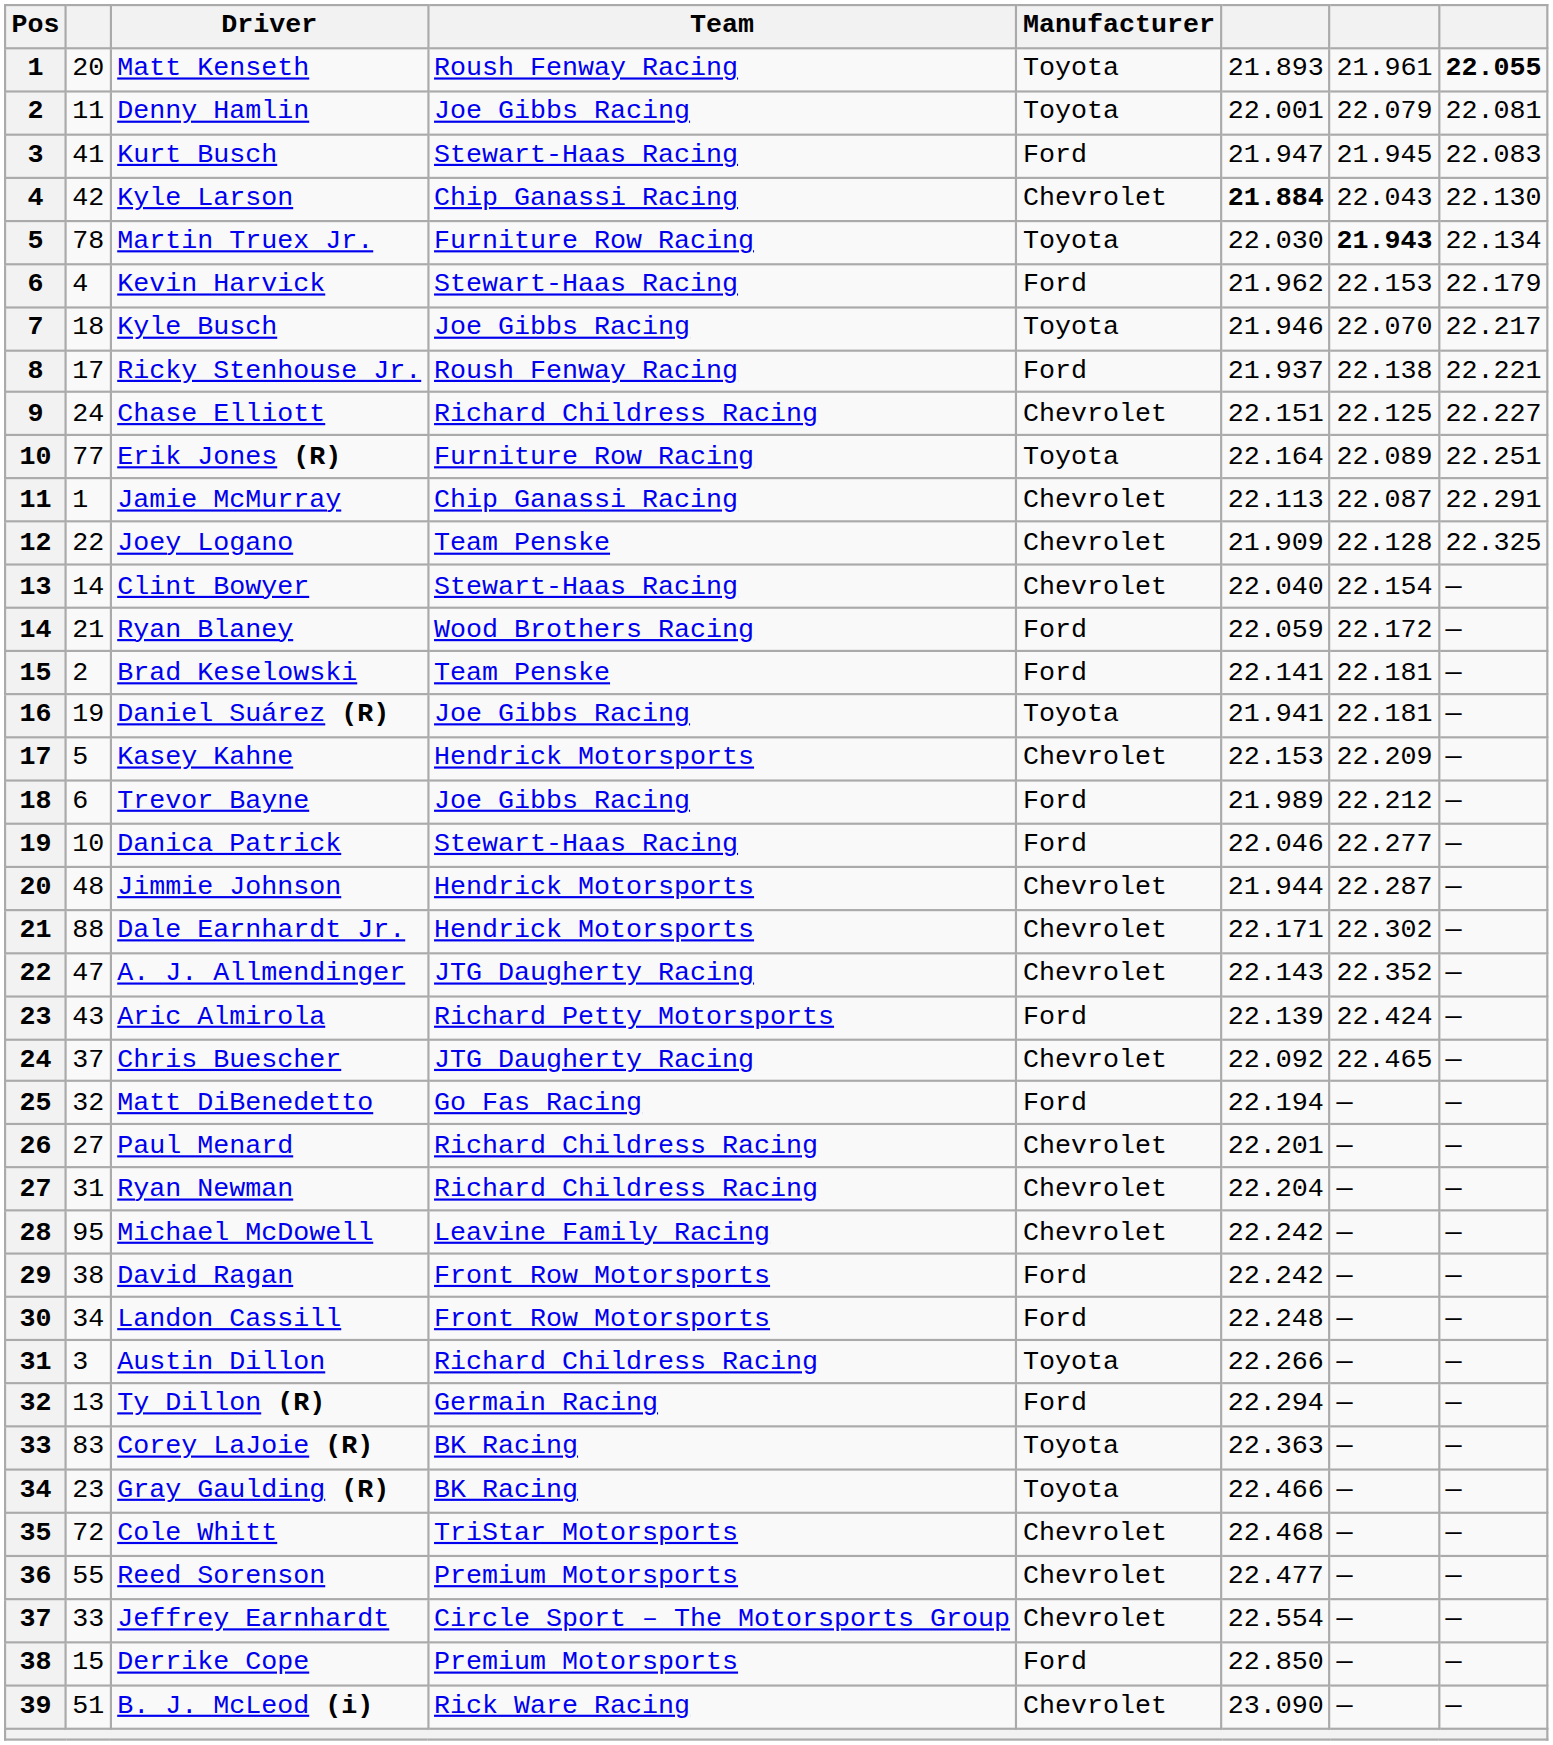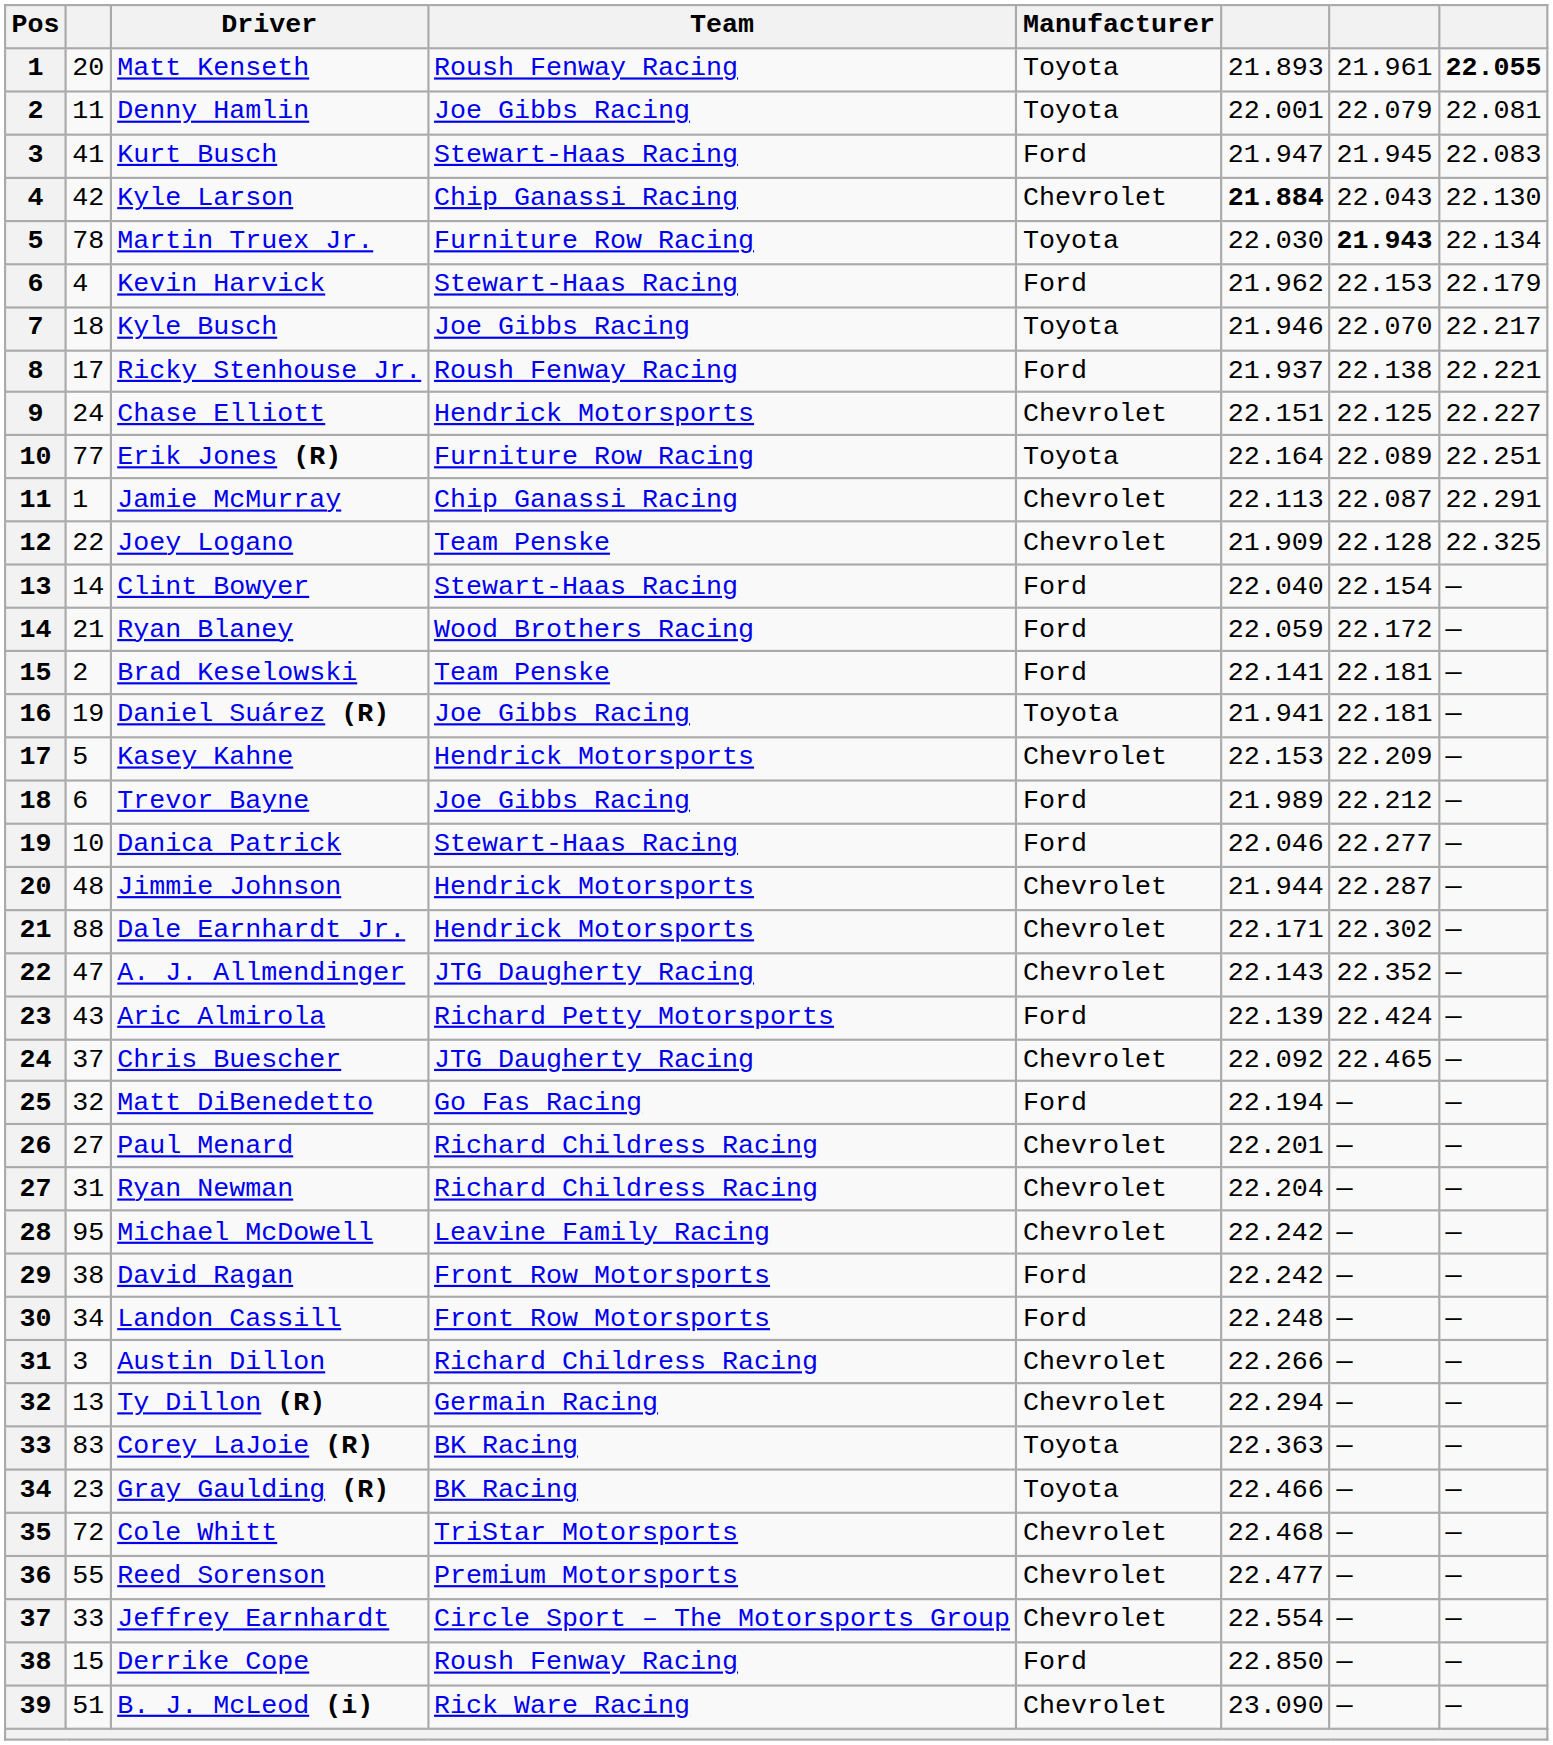(626, 415) Richard Childress Racing -> (594, 415) Hendrick Motorsports
(1095, 587) Chevrolet -> (1055, 587) Ford
(1071, 1362) Toyota -> (1095, 1362) Chevrolet
(1055, 1405) Ford -> (1095, 1405) Chevrolet
(586, 1663) Premium Motorsports -> (586, 1663) Roush Fenway Racing
